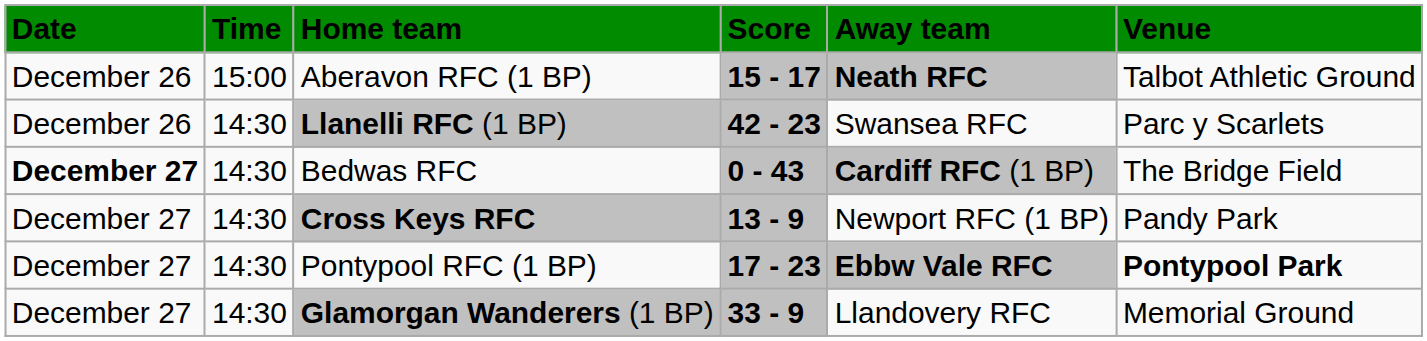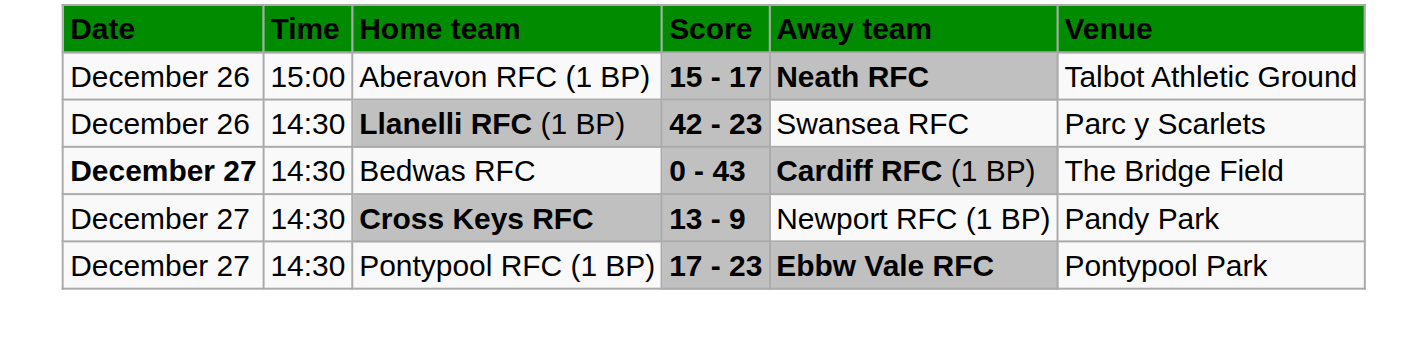(1233, 266) bold -> (1166, 266) normal
- row: (507, 313)
